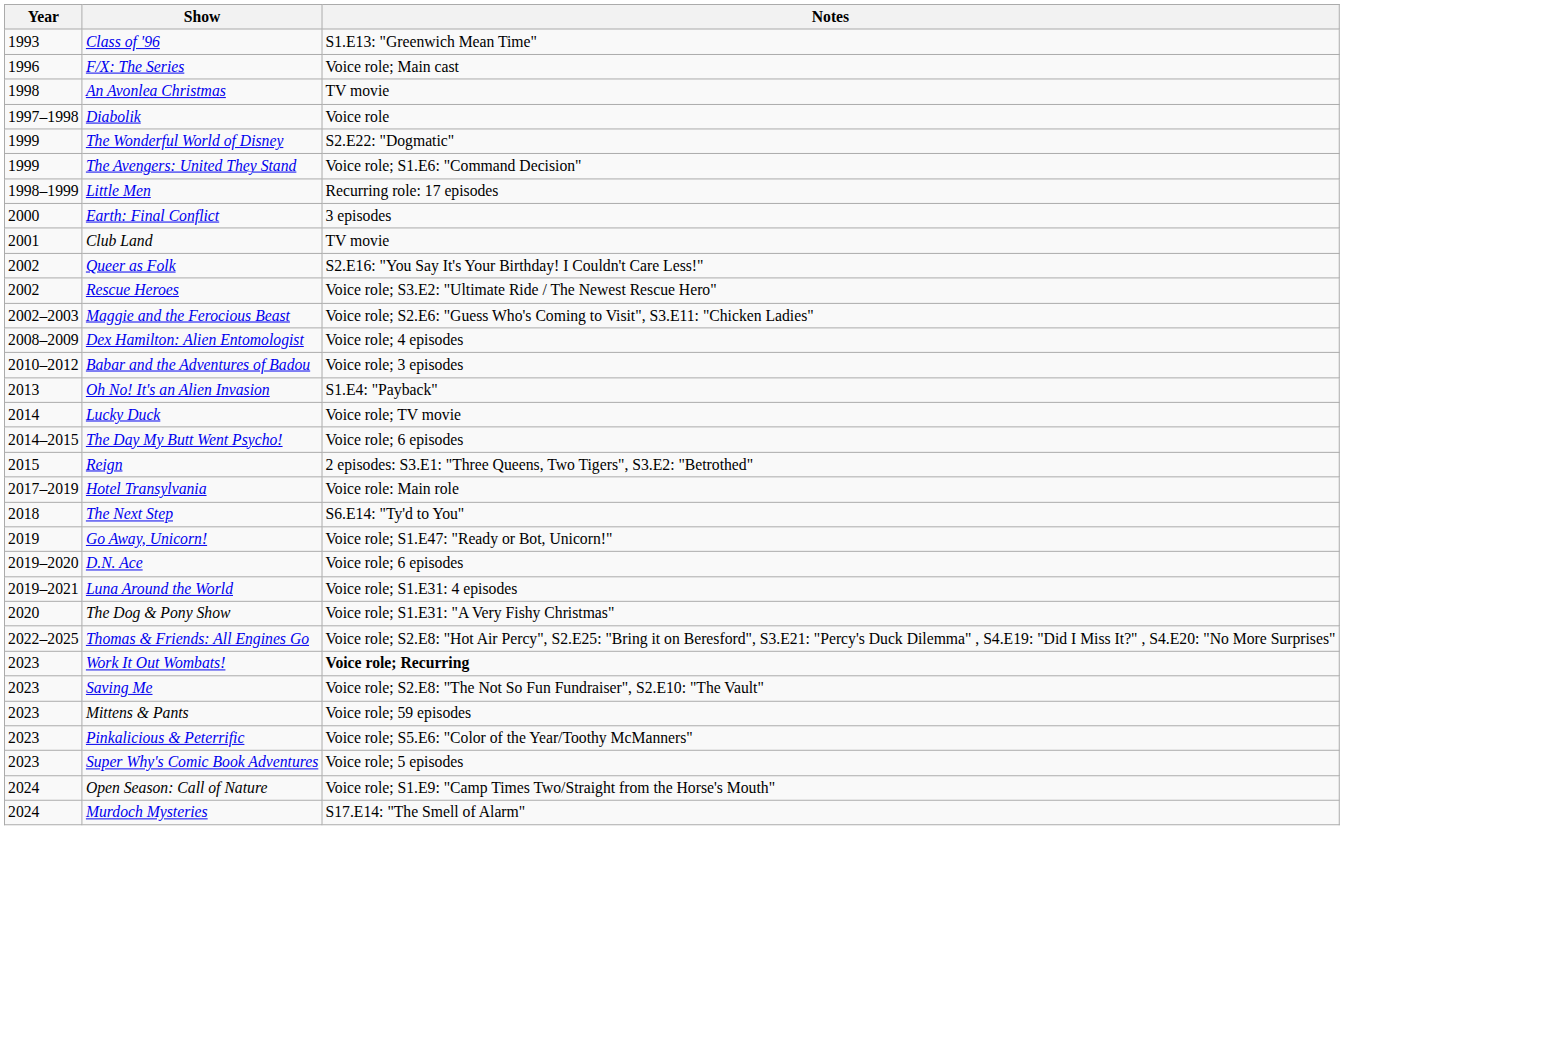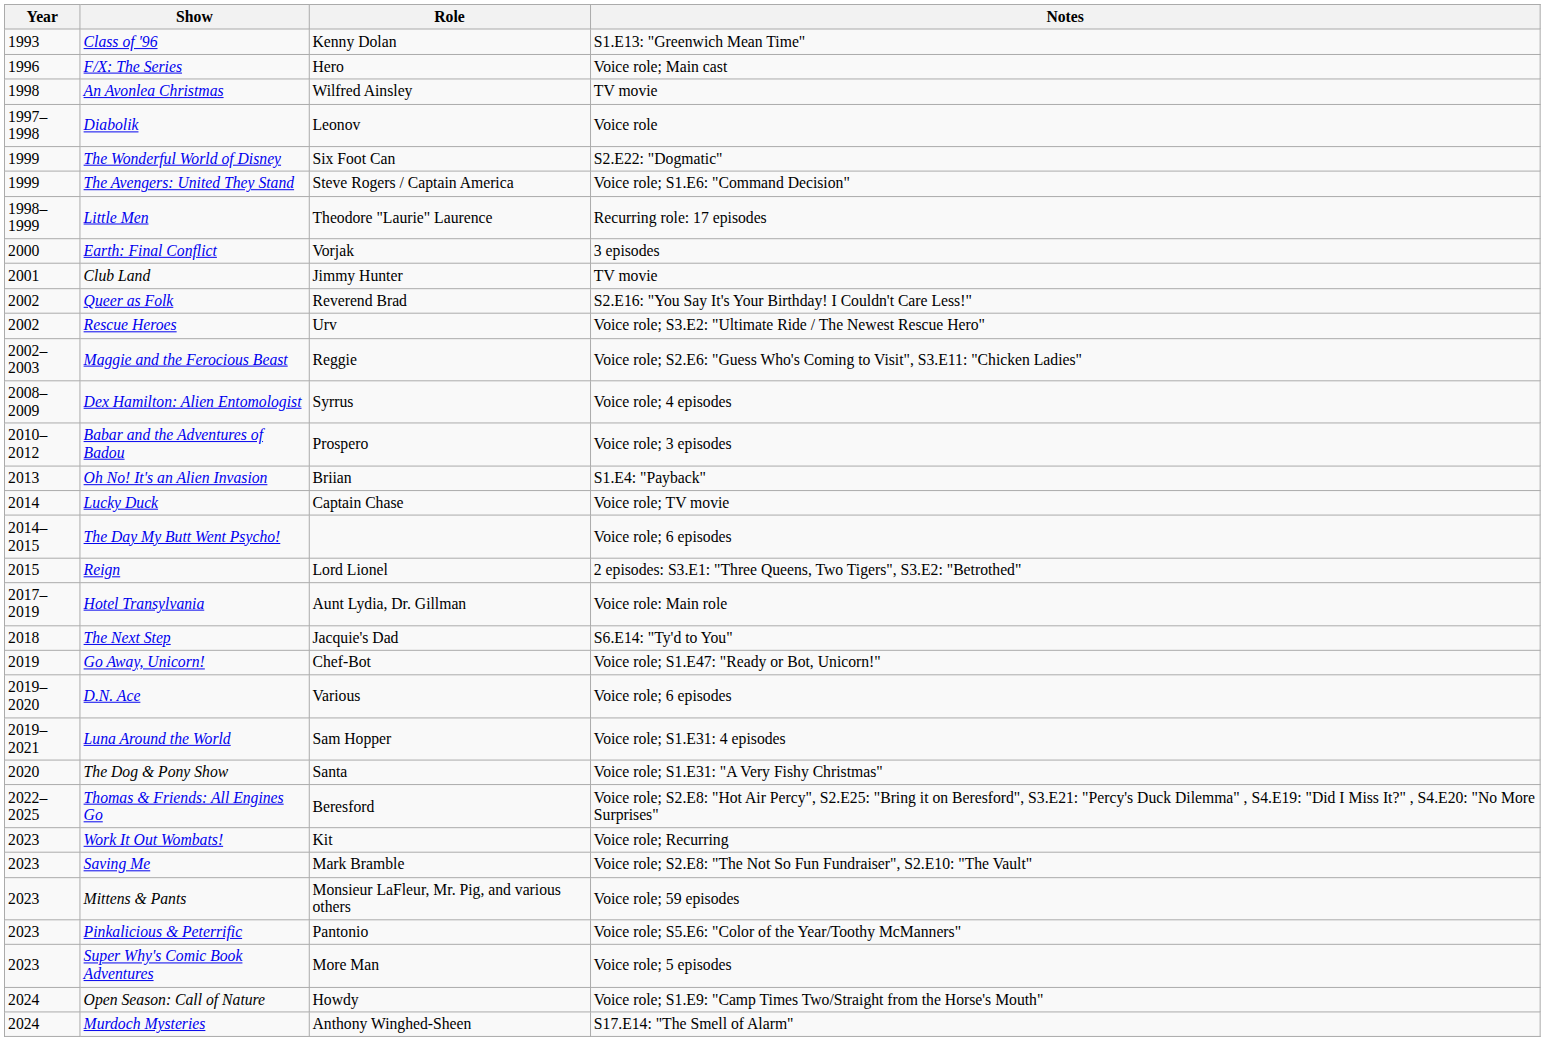+ column: (450, 16)
(397, 663) bold -> (661, 839) normal
